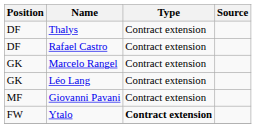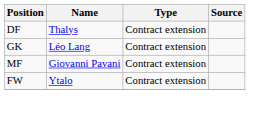- row: (78, 47)
- row: (83, 64)
(169, 115) bold -> (166, 81) normal
